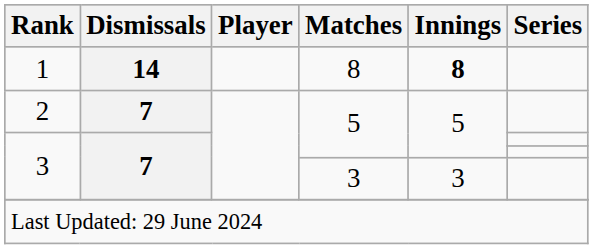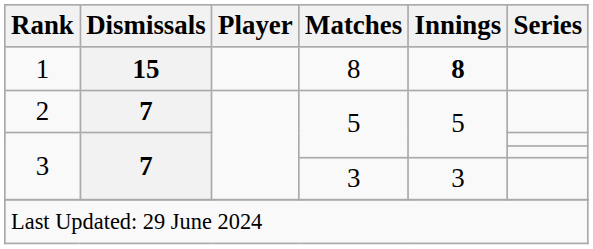(146, 68) 14 -> (146, 68) 15
